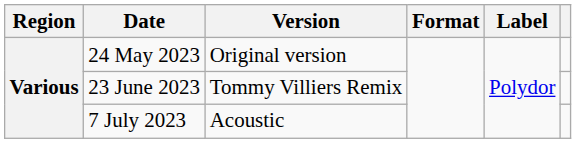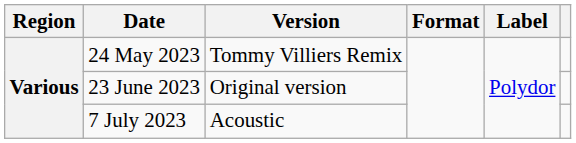(278, 54) Original version -> (306, 54) Tommy Villiers Remix
(306, 87) Tommy Villiers Remix -> (278, 87) Original version
